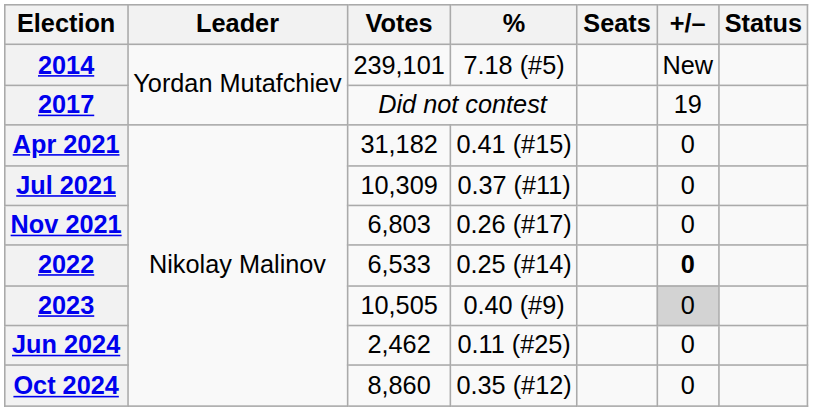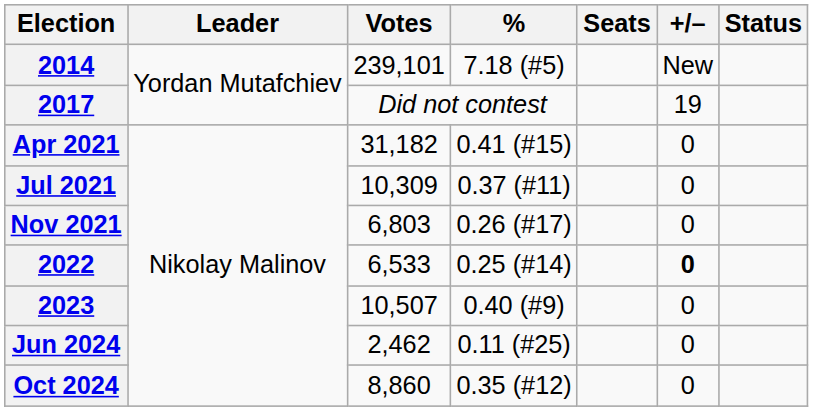(399, 305) 10,505 -> (399, 305) 10,507
(688, 305) lightgrey background -> (688, 305) no background
